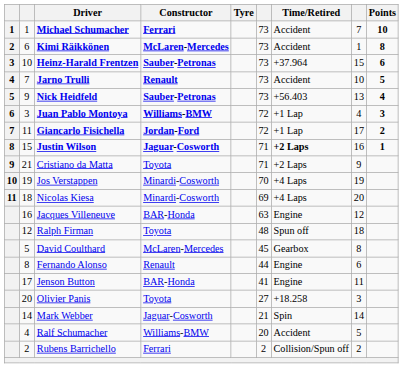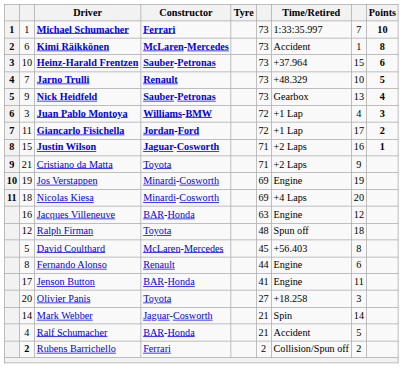(292, 29) Accident -> (298, 29) 1:33:35.997
(292, 79) Accident -> (290, 79) +48.329
(290, 96) +56.403 -> (291, 96) Gearbox
(291, 147) bold -> (290, 147) normal
(264, 180) 70 -> (264, 180) 69
(290, 180) +4 Laps -> (288, 180) Engine
(291, 248) Gearbox -> (290, 248) +56.403
(176, 332) Williams-BMW -> (169, 332) BAR-Honda
(264, 332) 20 -> (264, 332) 21
(27, 349) normal -> (27, 349) bold
